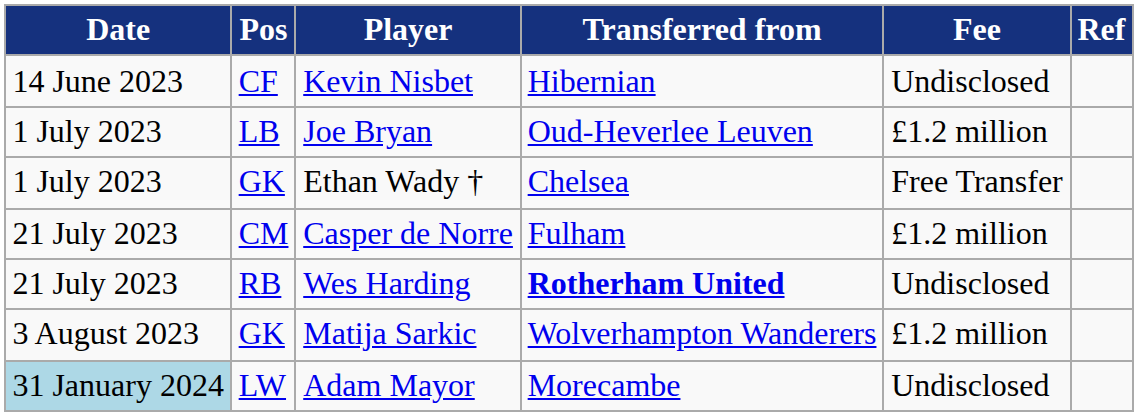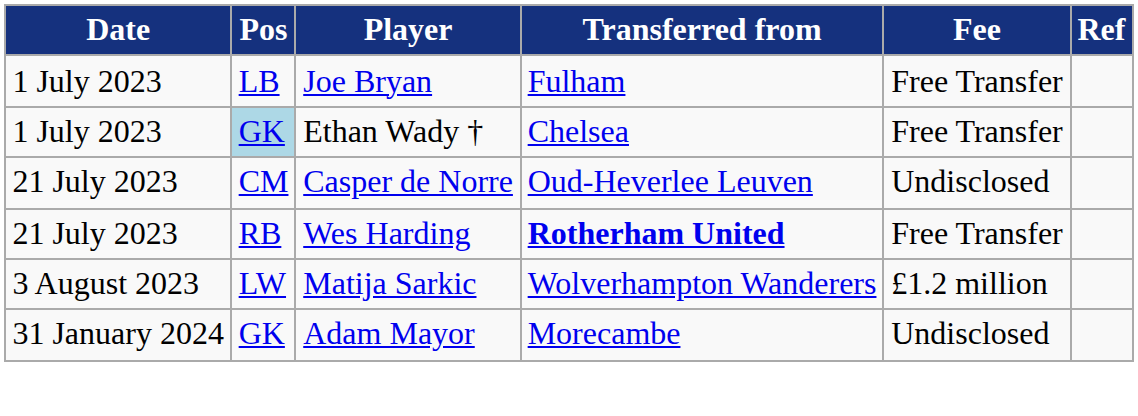- row: (388, 80)
(670, 131) Oud-Heverlee Leuven -> (577, 80) Fulham
(969, 131) £1.2 million -> (977, 80) Free Transfer
(262, 182) no background -> (262, 131) lightblue background
(577, 232) Fulham -> (670, 182) Oud-Heverlee Leuven
(969, 232) £1.2 million -> (970, 182) Undisclosed
(970, 283) Undisclosed -> (977, 232) Free Transfer
(262, 334) GK -> (262, 283) LW
(118, 385) lightblue background -> (118, 334) no background
(262, 385) LW -> (262, 334) GK
